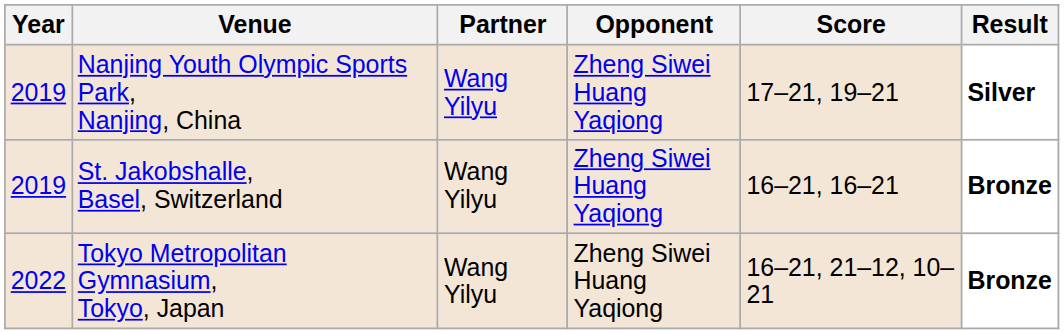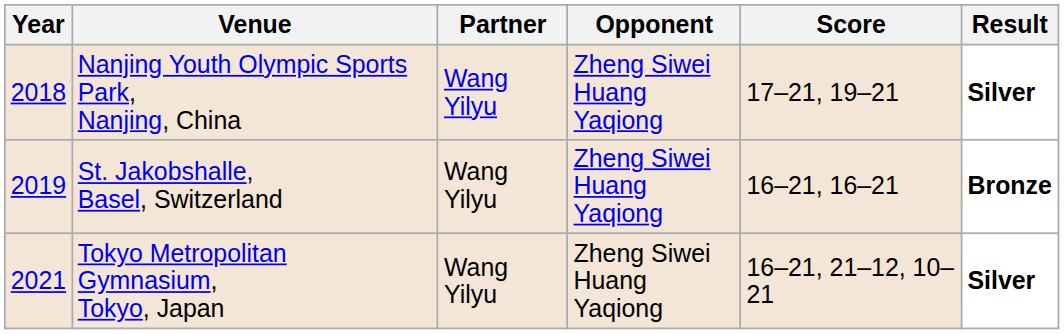(38, 92) 2019 -> (38, 92) 2018
(38, 281) 2022 -> (38, 281) 2021
(1010, 281) Bronze -> (1001, 281) Silver
